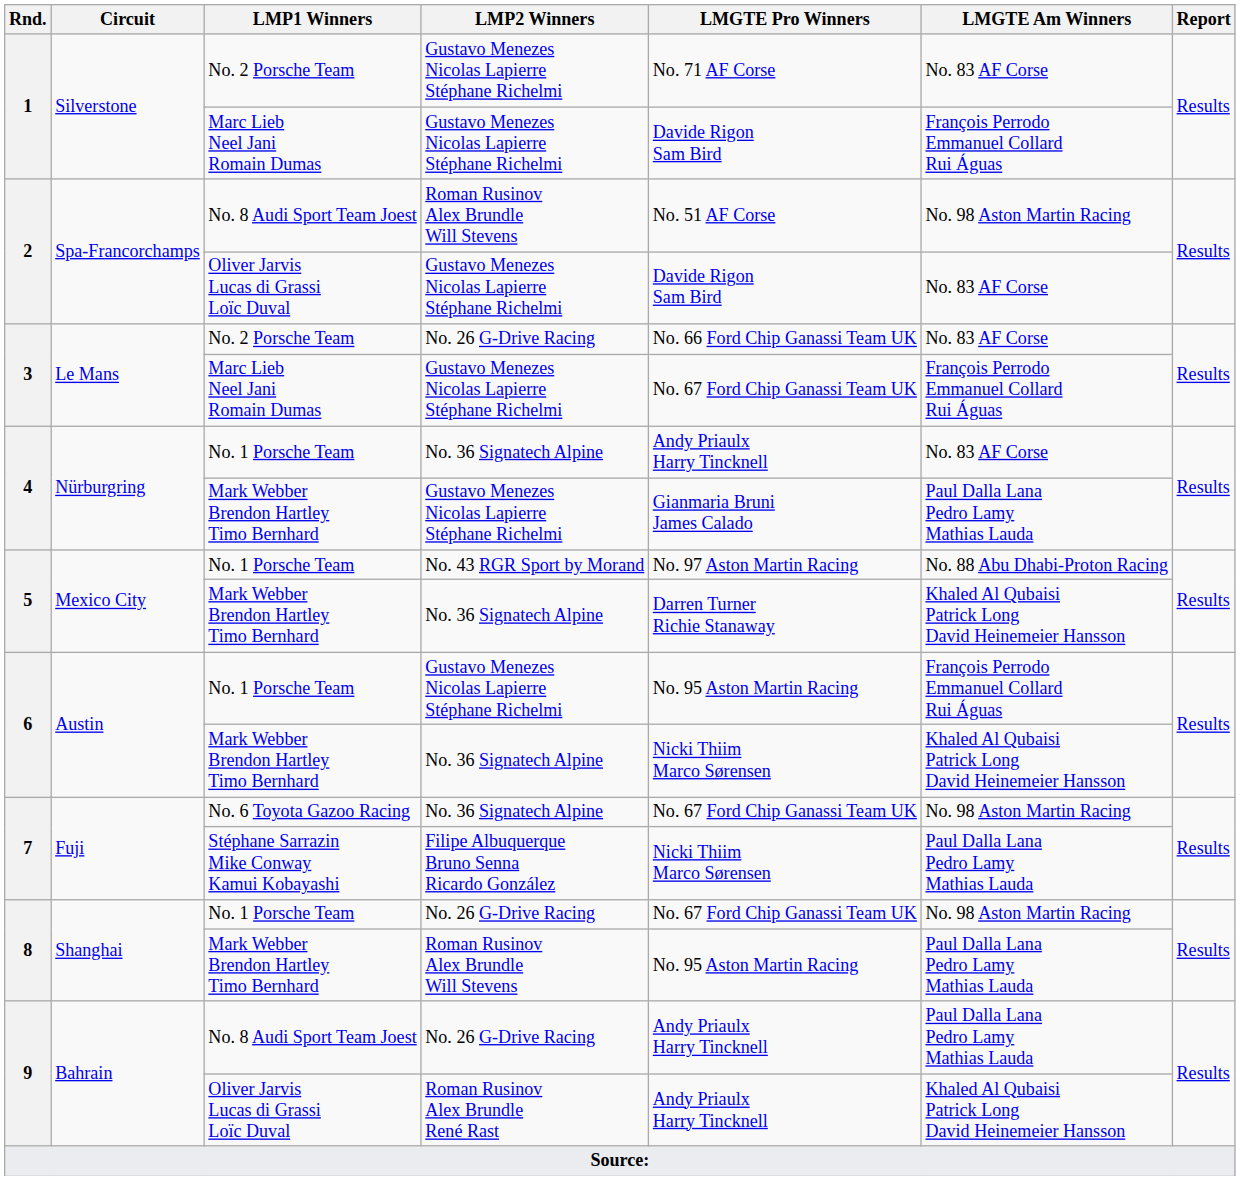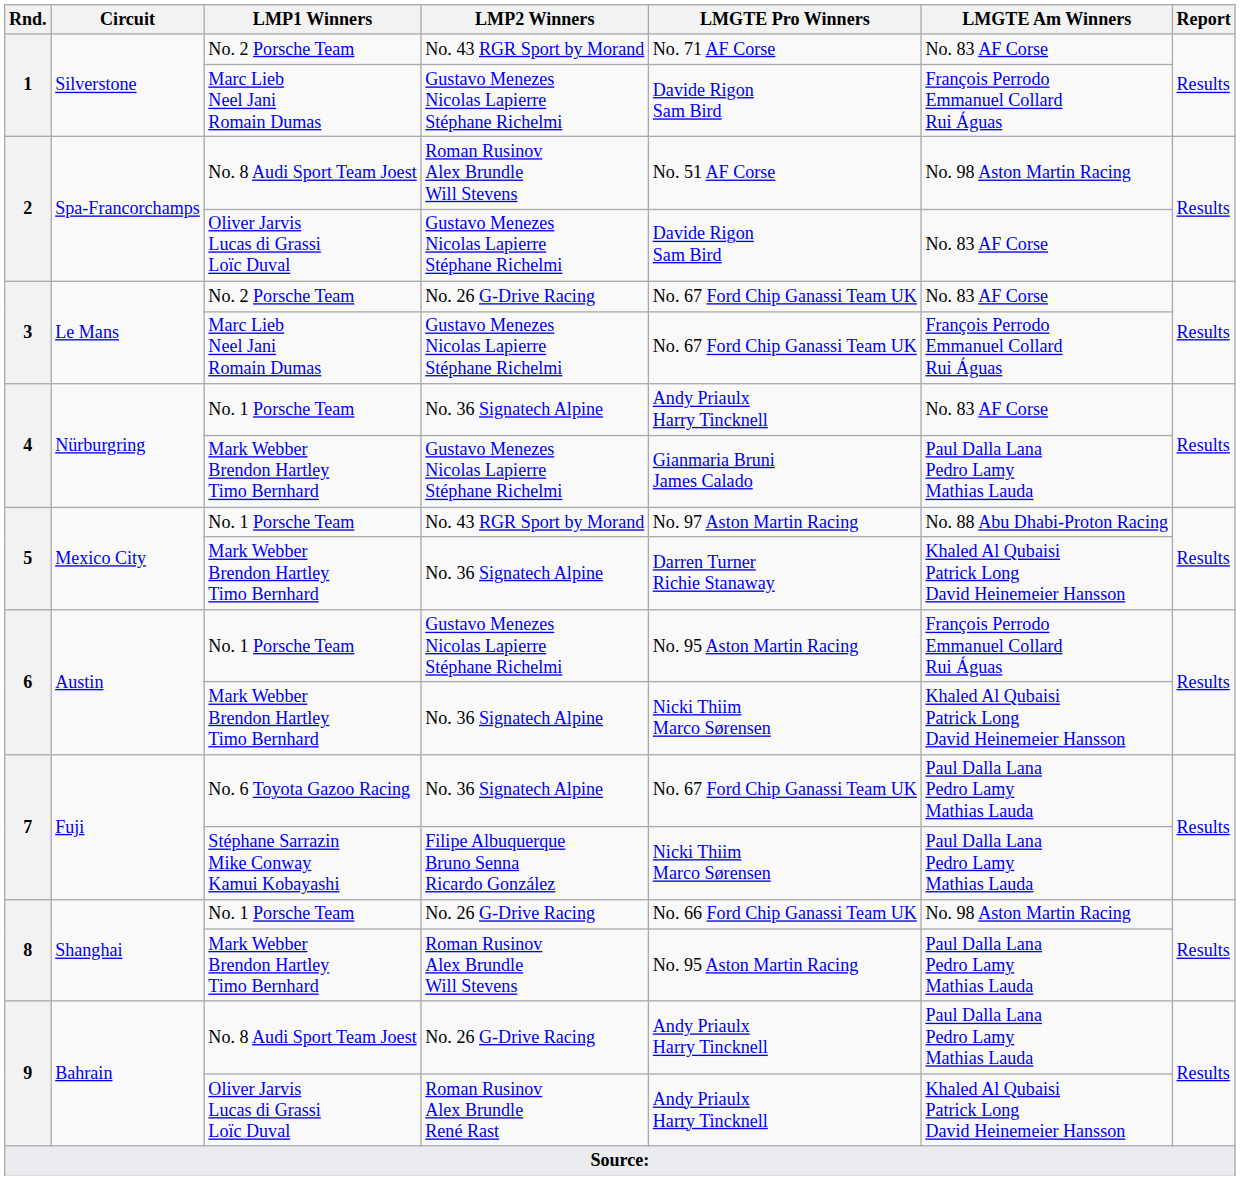(494, 70) Gustavo Menezes Nicolas Lapierre Stéphane Richelmi -> (535, 48) No. 43 RGR Sport by Morand
(785, 338) No. 66 Ford Chip Ganassi Team UK -> (785, 295) No. 67 Ford Chip Ganassi Team UK
(1028, 811) No. 98 Aston Martin Racing -> (984, 789) Paul Dalla Lana Pedro Lamy Mathias Lauda
(785, 913) No. 67 Ford Chip Ganassi Team UK -> (785, 913) No. 66 Ford Chip Ganassi Team UK
